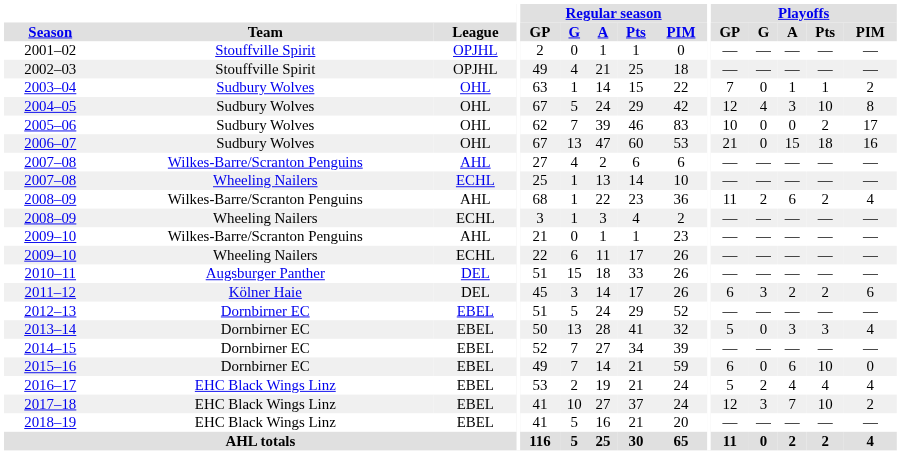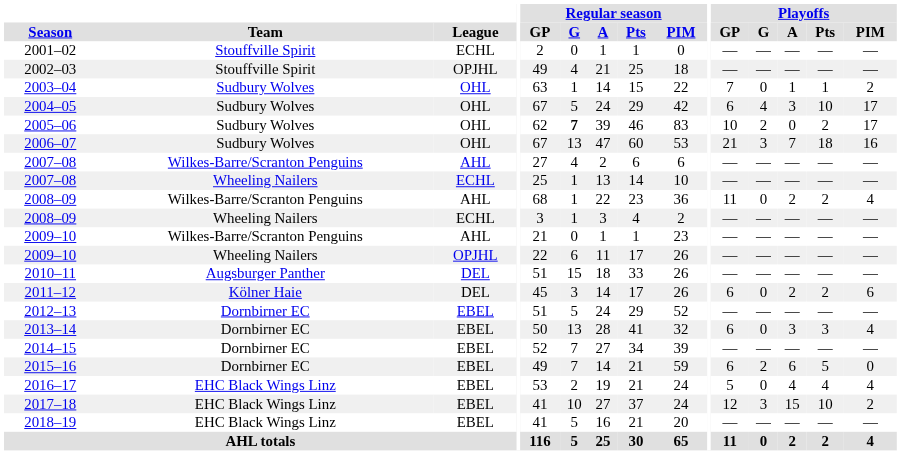(475, 50) OPJHL -> (475, 50) ECHL
(730, 106) 12 -> (730, 106) 6
(870, 106) 8 -> (870, 106) 17
(574, 124) normal -> (574, 124) bold
(764, 124) 0 -> (764, 124) 2
(764, 143) 0 -> (764, 143) 3
(792, 143) 15 -> (792, 143) 7
(764, 199) 2 -> (764, 199) 0
(792, 199) 6 -> (792, 199) 2
(475, 255) ECHL -> (475, 255) OPJHL
(764, 292) 3 -> (764, 292) 0
(730, 329) 5 -> (730, 329) 6
(764, 366) 0 -> (764, 366) 2
(825, 366) 10 -> (825, 366) 5
(764, 385) 2 -> (764, 385) 0
(792, 403) 7 -> (792, 403) 15
